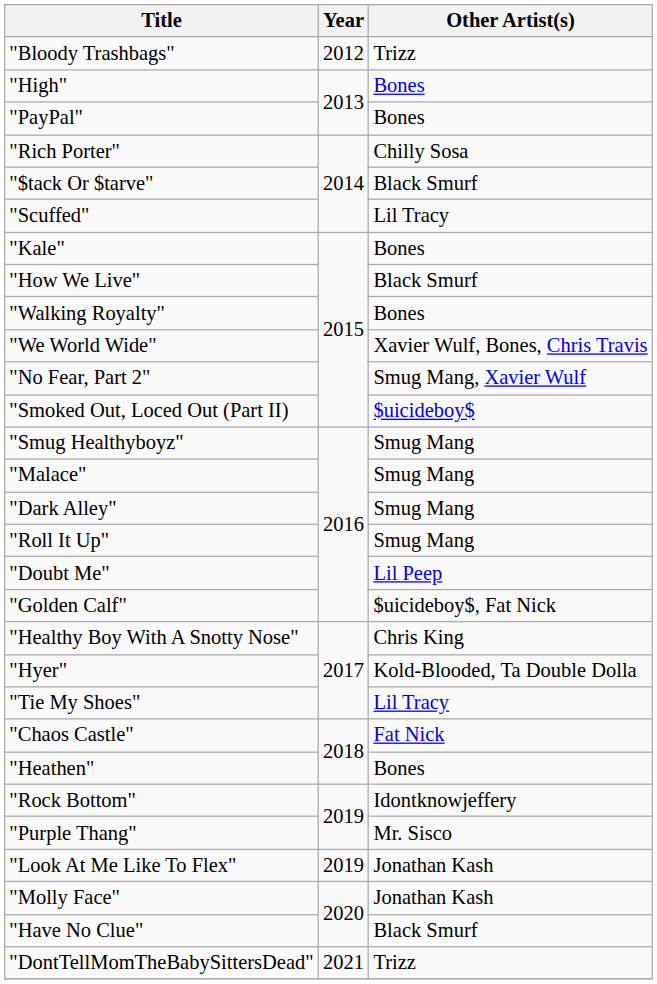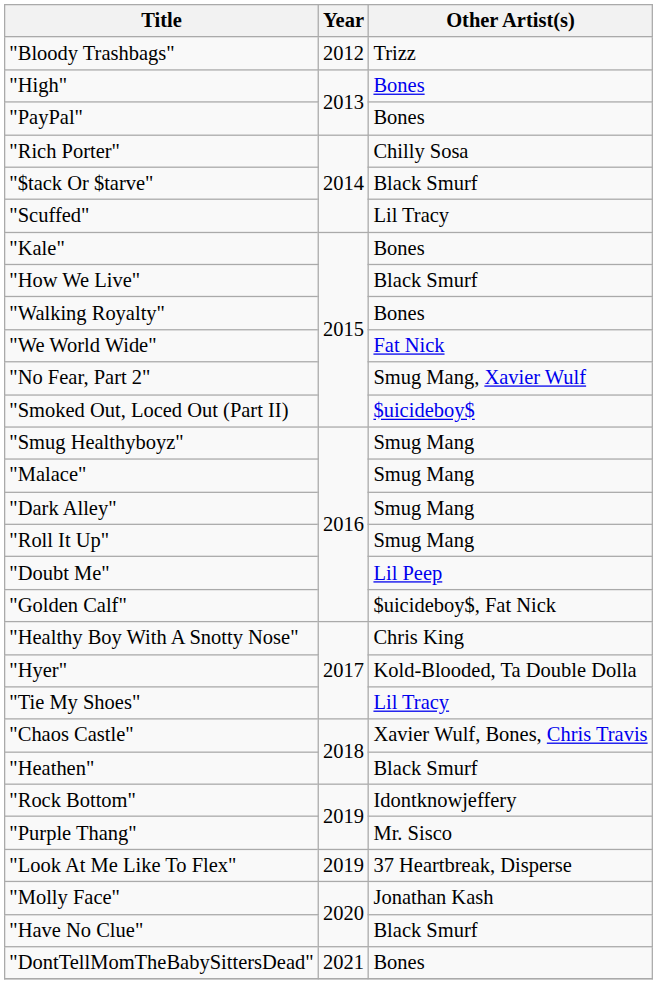(511, 345) Xavier Wulf, Bones, Chris Travis -> (409, 345) Fat Nick
(409, 735) Fat Nick -> (511, 735) Xavier Wulf, Bones, Chris Travis
(399, 767) Bones -> (425, 767) Black Smurf
(433, 865) Jonathan Kash -> (473, 865) 37 Heartbreak, Disperse
(395, 962) Trizz -> (399, 962) Bones
